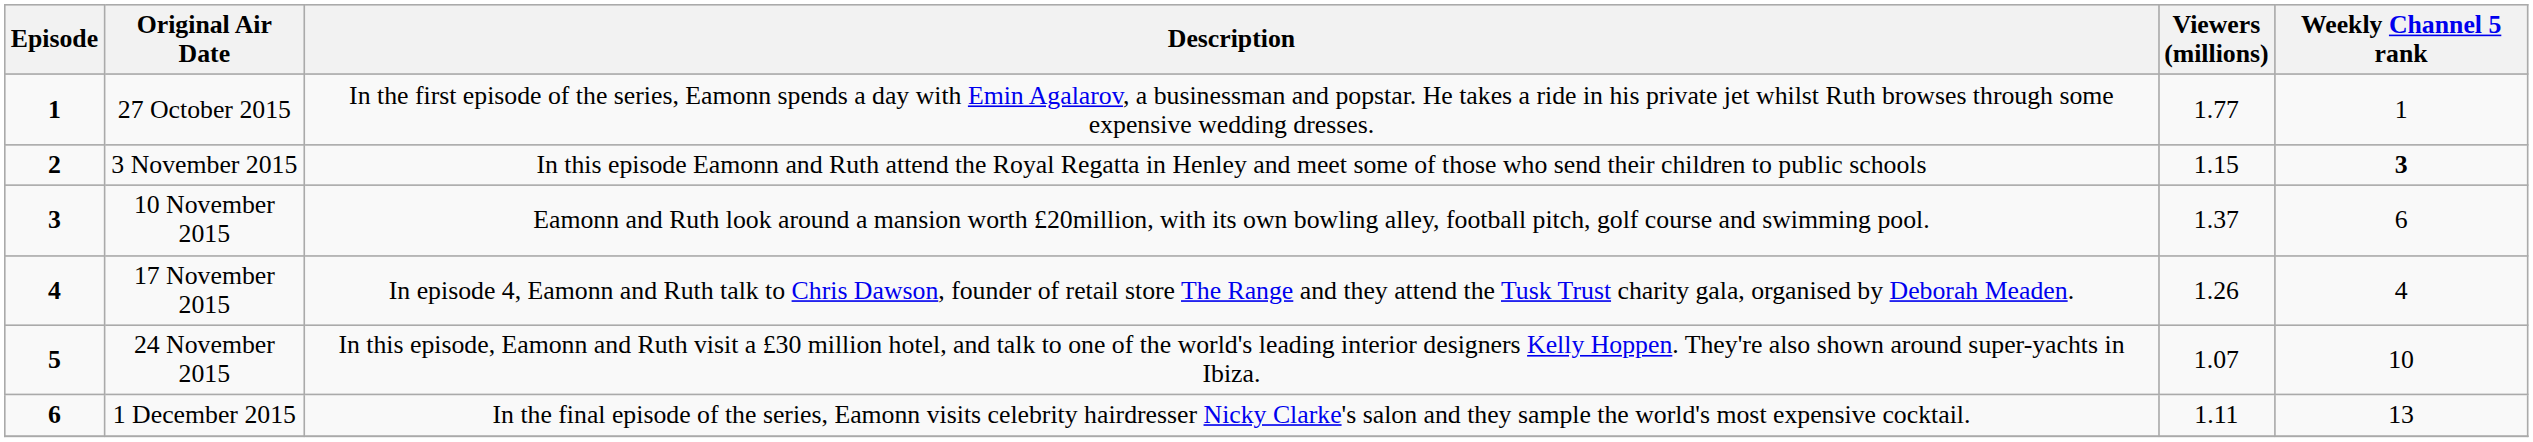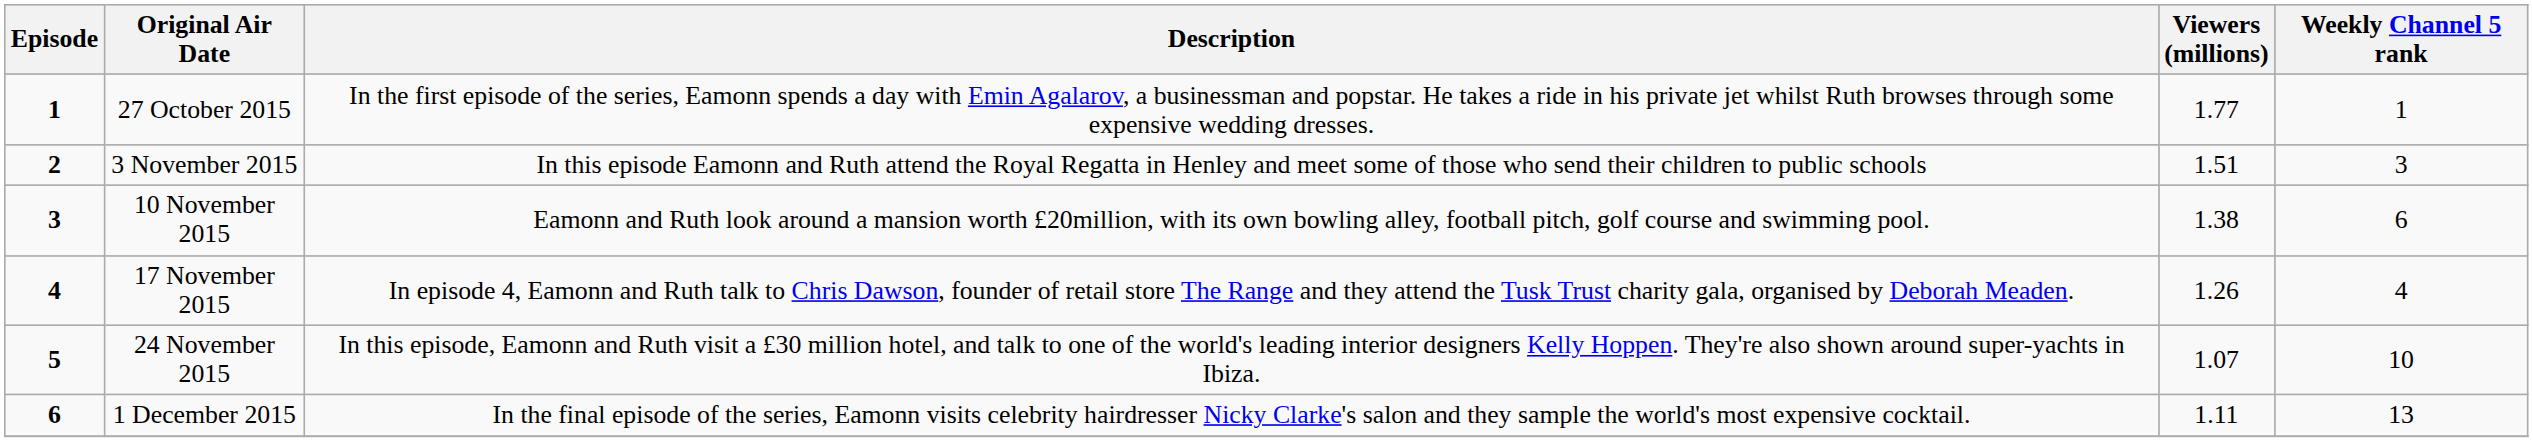(2216, 164) 1.15 -> (2216, 164) 1.51
(2401, 164) bold -> (2401, 164) normal
(2216, 219) 1.37 -> (2216, 219) 1.38
